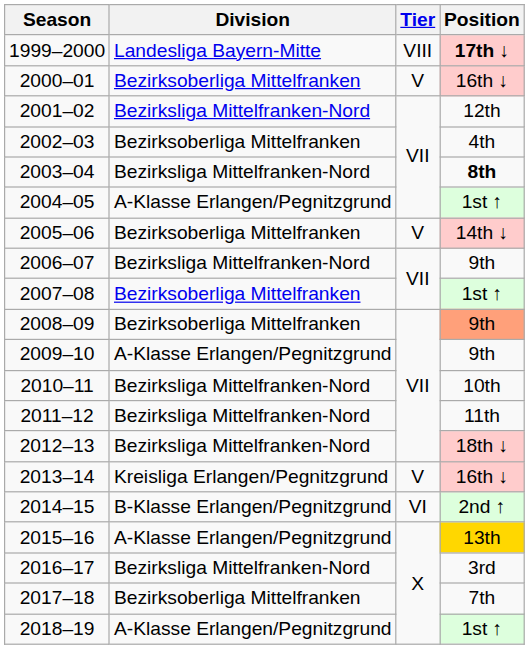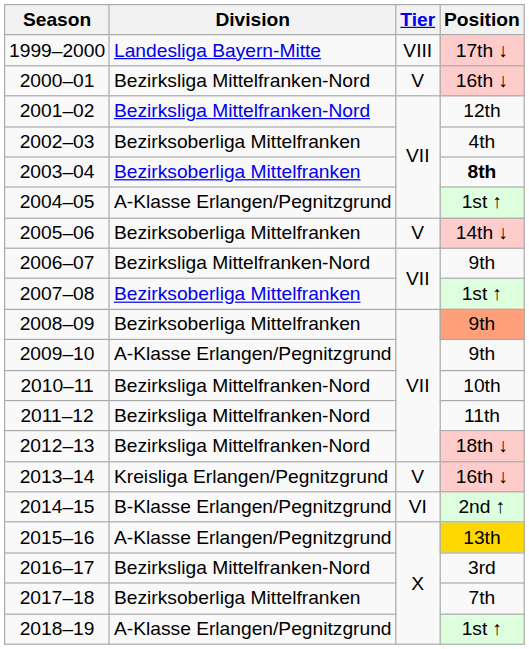(482, 50) bold -> (482, 50) normal
(237, 80) Bezirksoberliga Mittelfranken -> (242, 80) Bezirksliga Mittelfranken-Nord
(242, 171) Bezirksliga Mittelfranken-Nord -> (237, 171) Bezirksoberliga Mittelfranken
